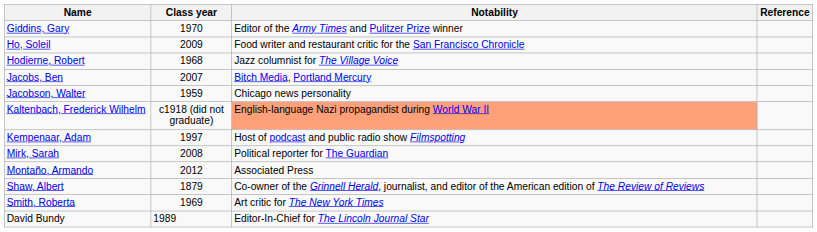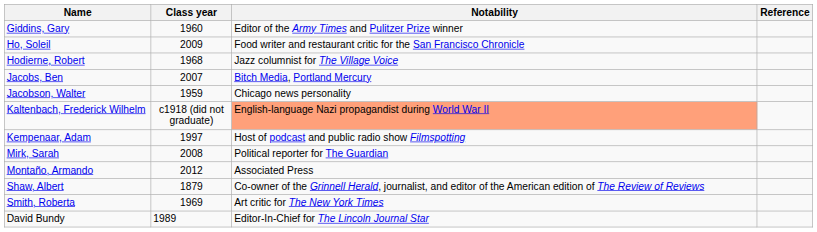(191, 28) 1970 -> (191, 28) 1960
